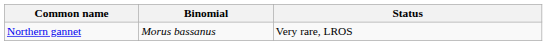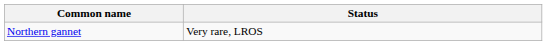- column: (206, 13)
